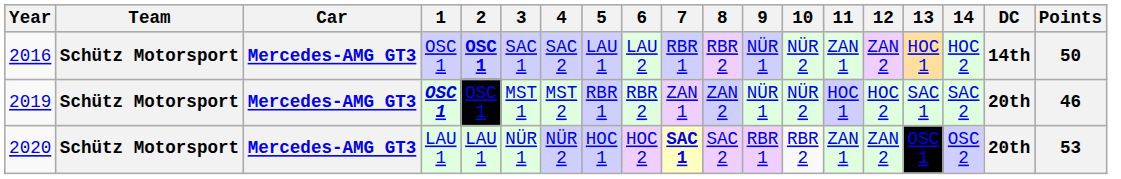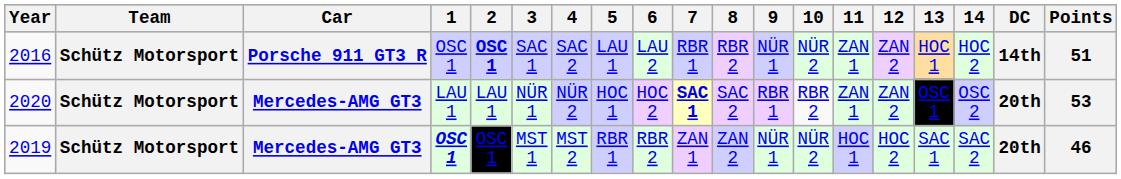(332, 56) Mercedes-AMG GT3 -> (337, 56) Porsche 911 GT3 R
(1070, 56) 50 -> (1081, 56) 51
rows swapped: (30, 103) <-> (30, 149)
